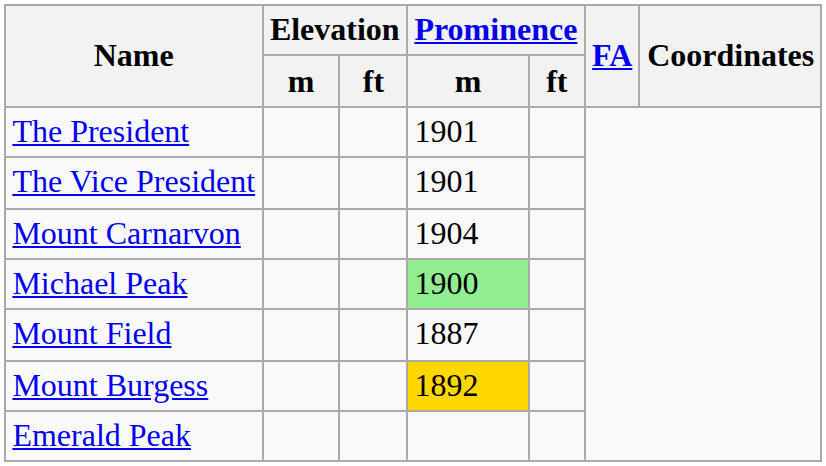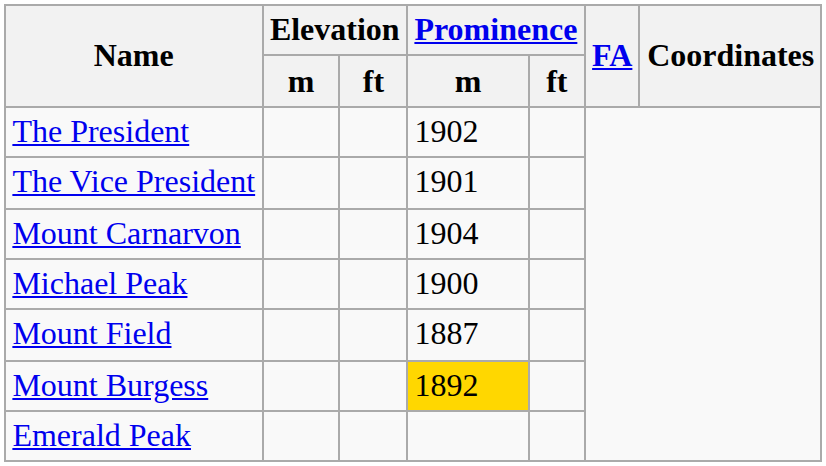(446, 131) 1901 -> (446, 131) 1902
(446, 283) lightgreen background -> (446, 283) no background
